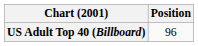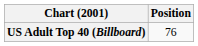(171, 32) 96 -> (171, 32) 76
